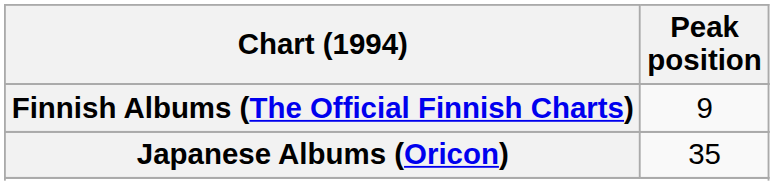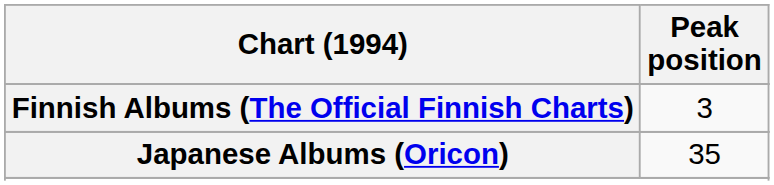(705, 107) 9 -> (705, 107) 3
